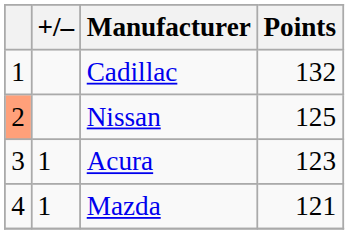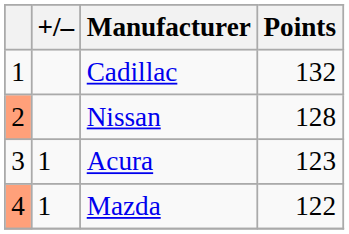(316, 116) 125 -> (316, 116) 128
(18, 206) no background -> (18, 206) lightsalmon background
(316, 206) 121 -> (316, 206) 122
